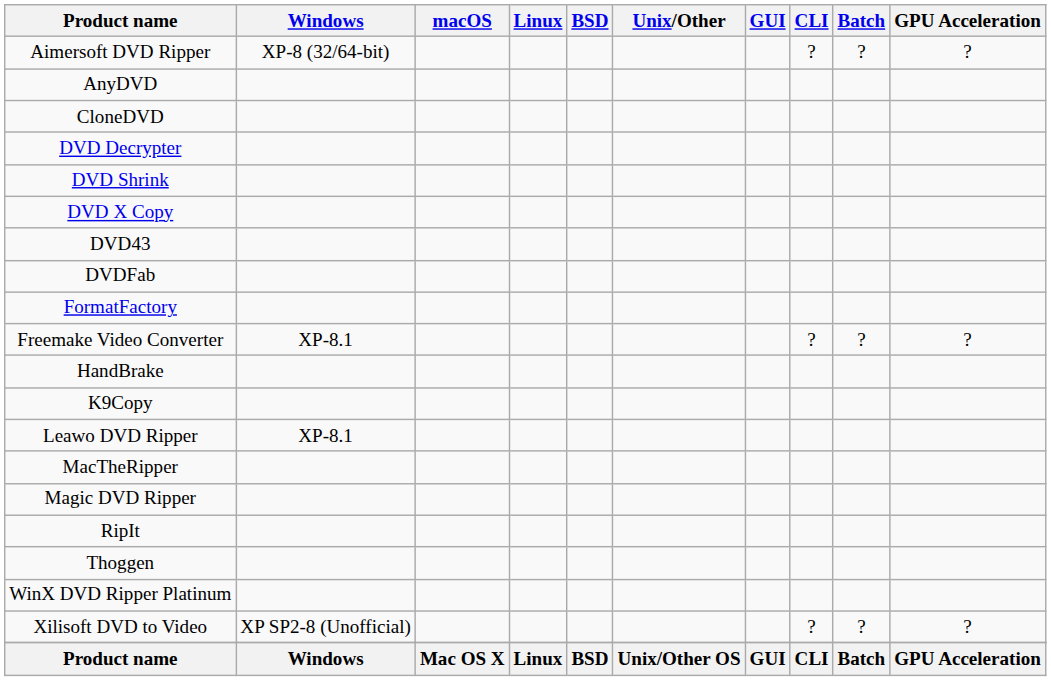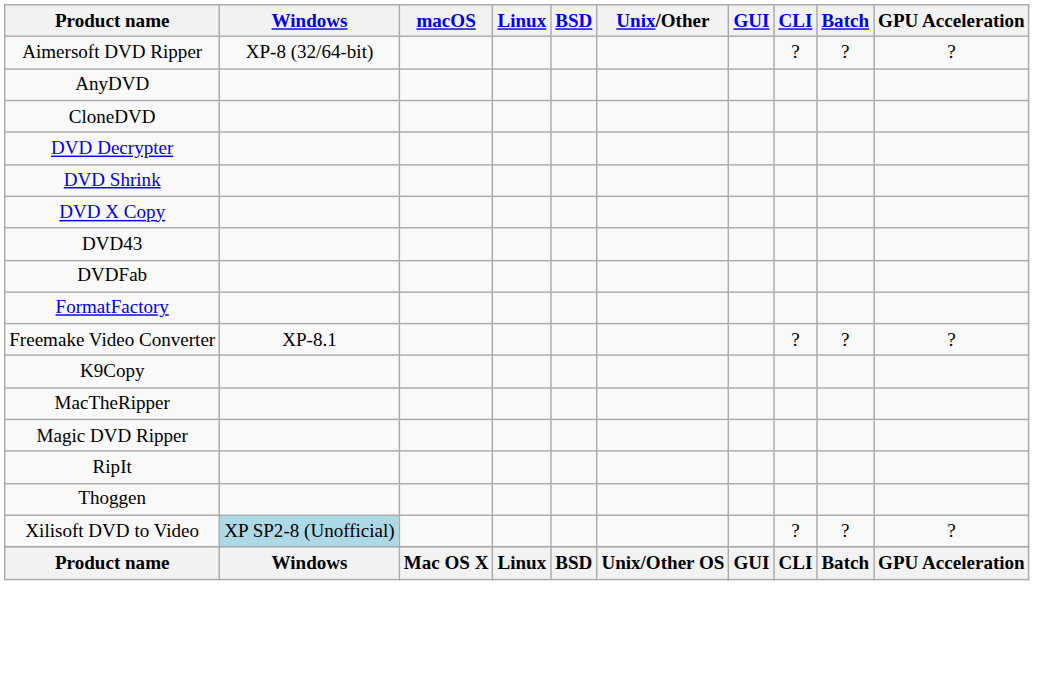- row: (120, 371)
- row: (120, 435)
- row: (120, 595)
(326, 627) no background -> (309, 531) lightblue background
